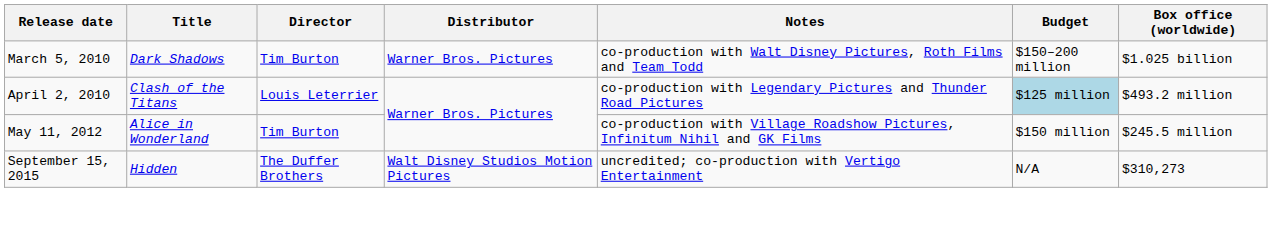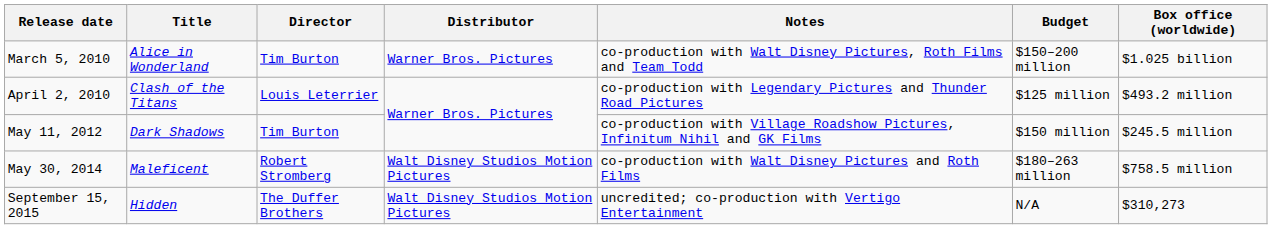(177, 59) Dark Shadows -> (169, 59) Alice in Wonderland
(1063, 96) lightblue background -> (1063, 96) no background
(169, 132) Alice in Wonderland -> (177, 132) Dark Shadows
+ row: (55, 169)
